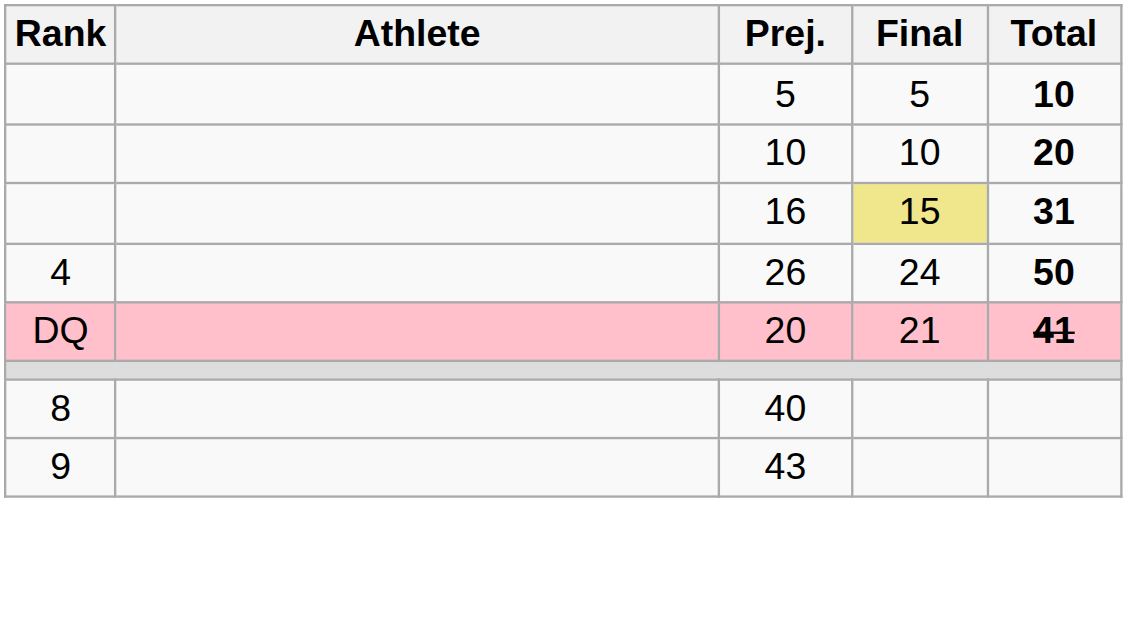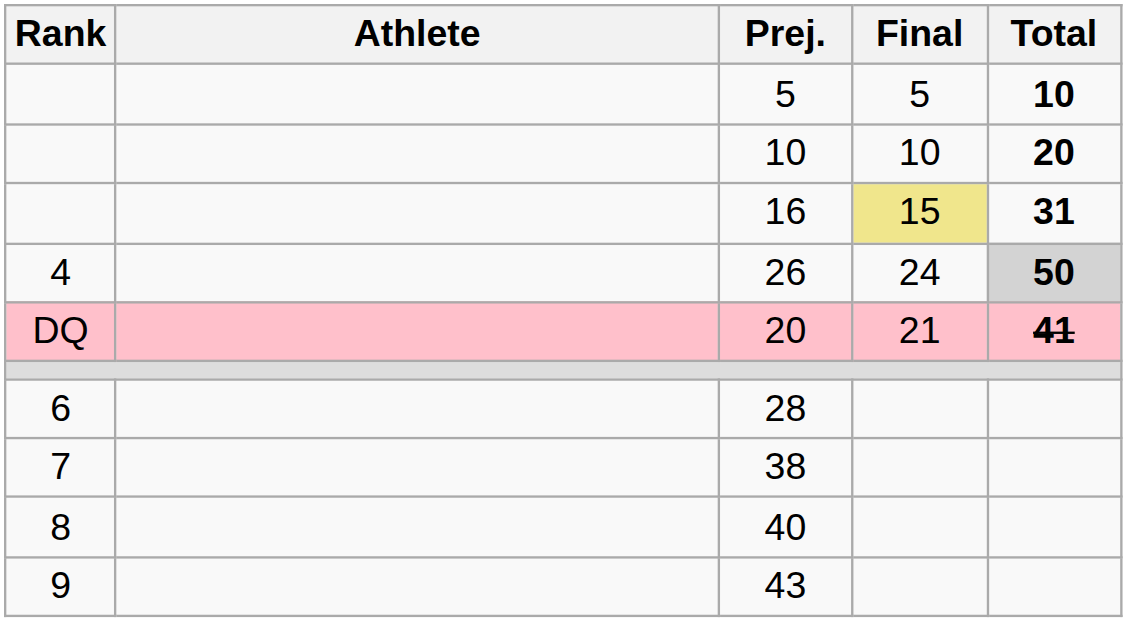(1054, 271) no background -> (1054, 271) lightgrey background
+ row: (785, 407)
+ row: (785, 467)
